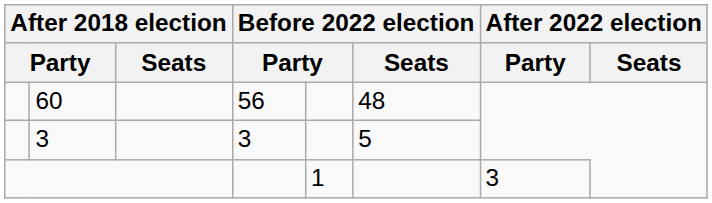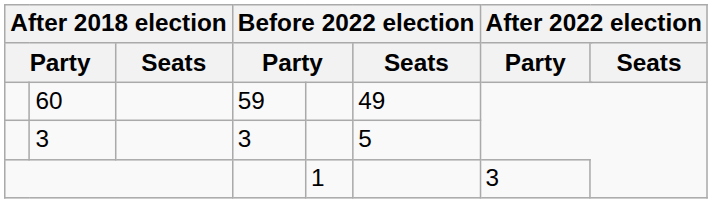(251, 100) 56 -> (251, 100) 59
(372, 100) 48 -> (372, 100) 49
